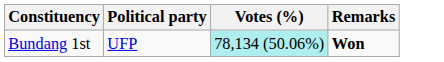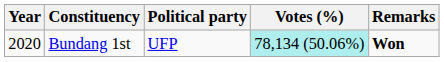+ column: (25, 17)
